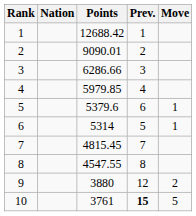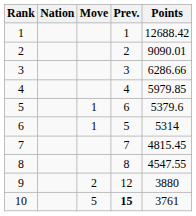columns swapped: (102, 13) <-> (175, 13)
